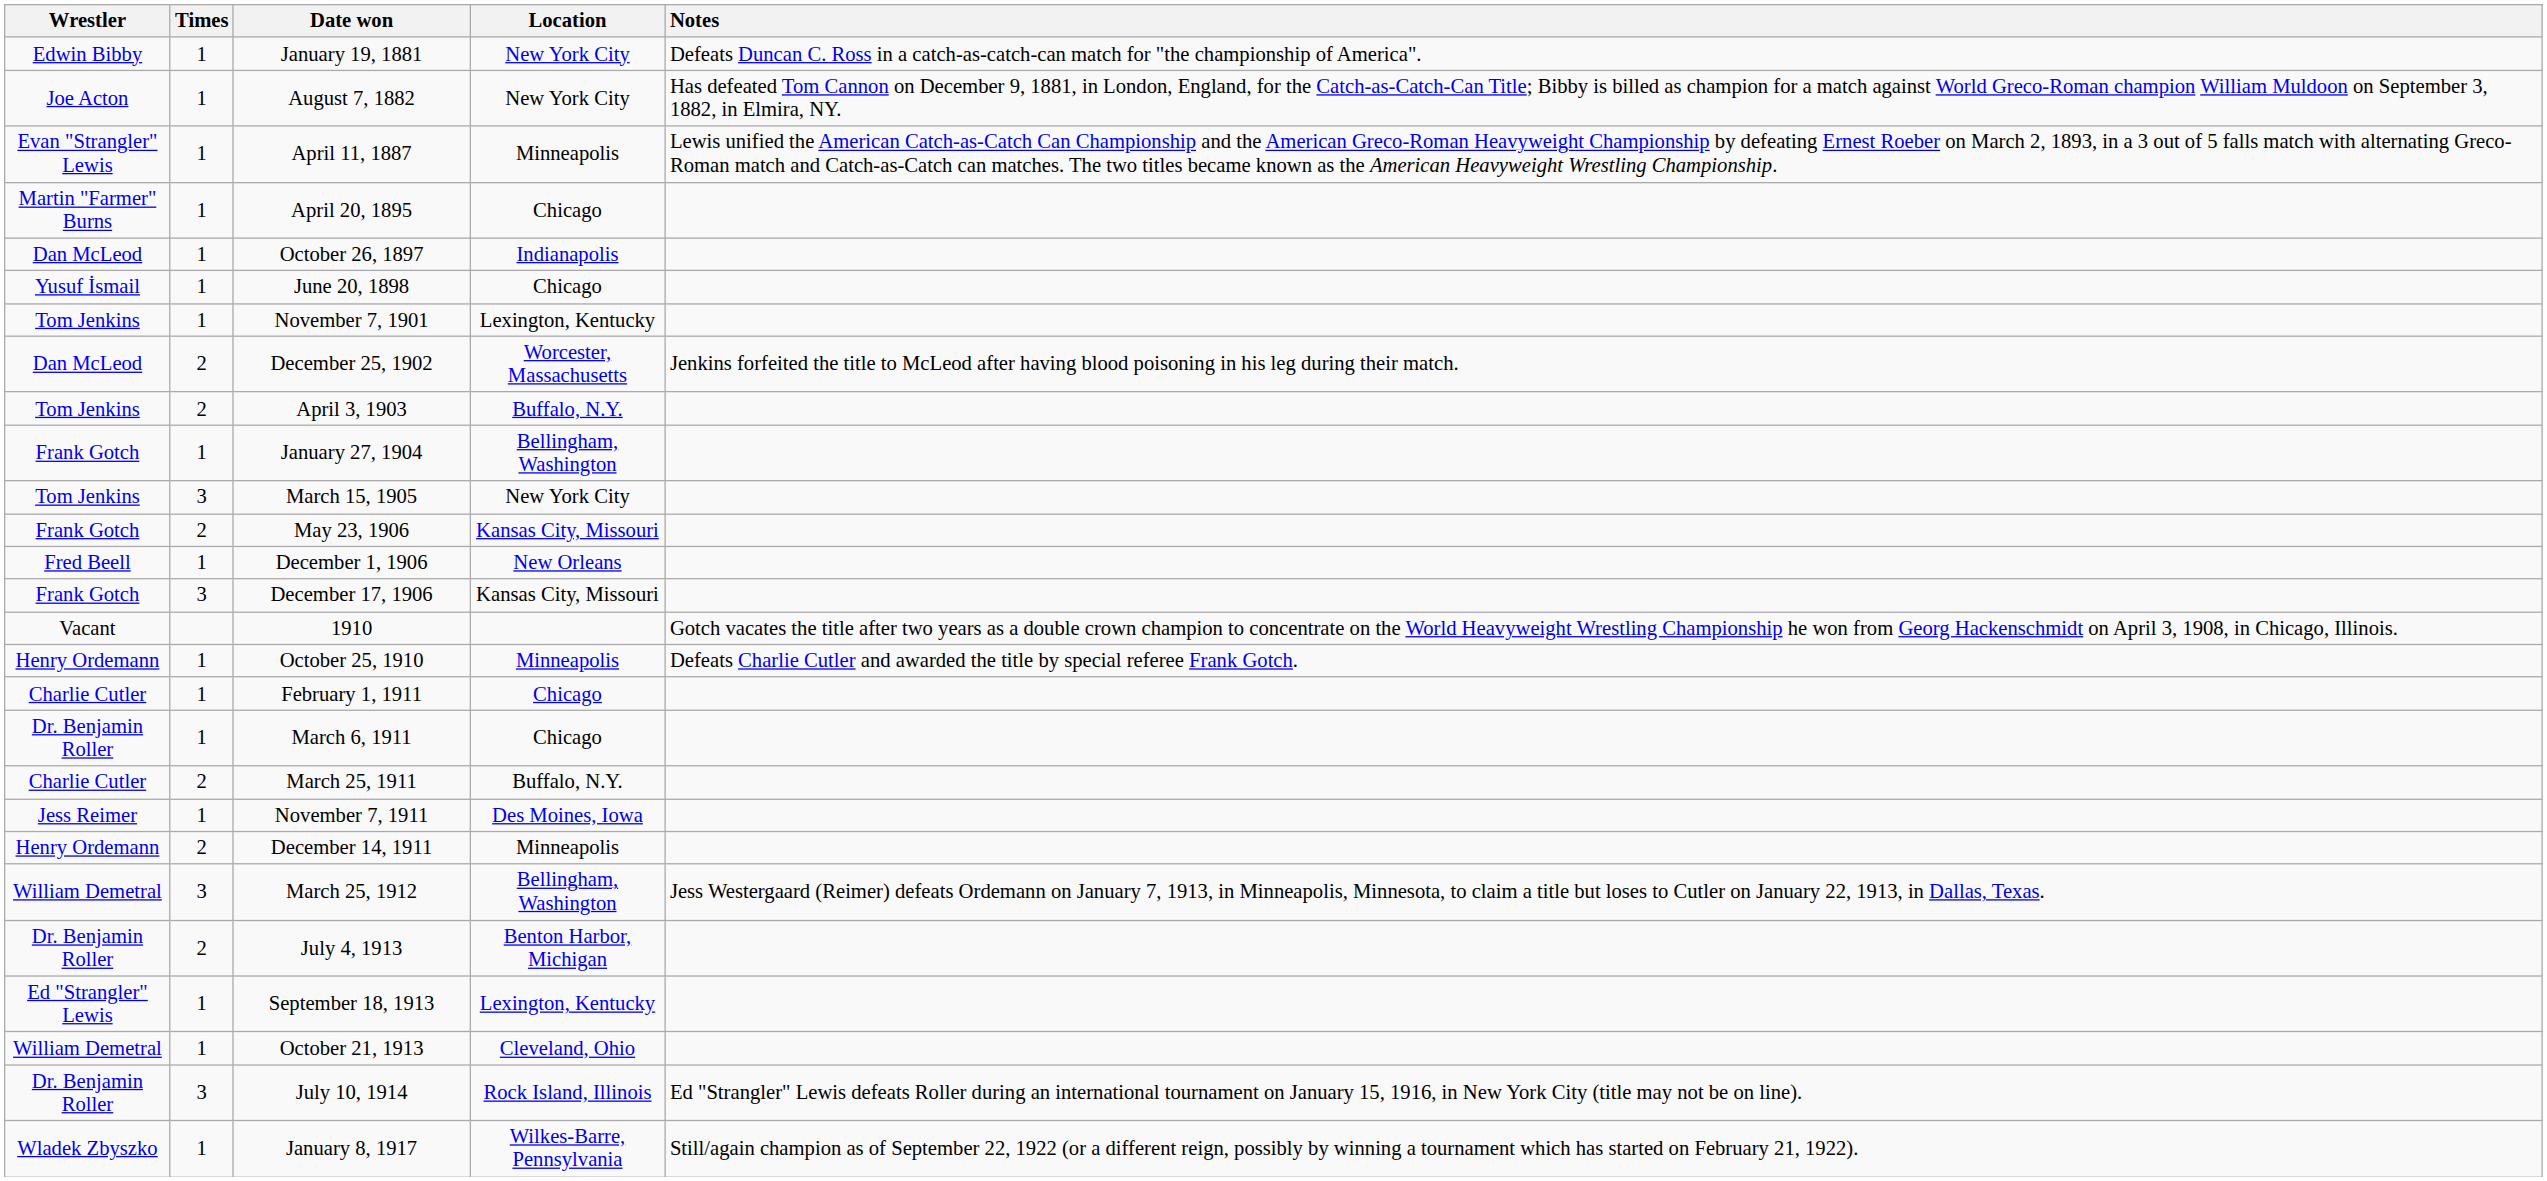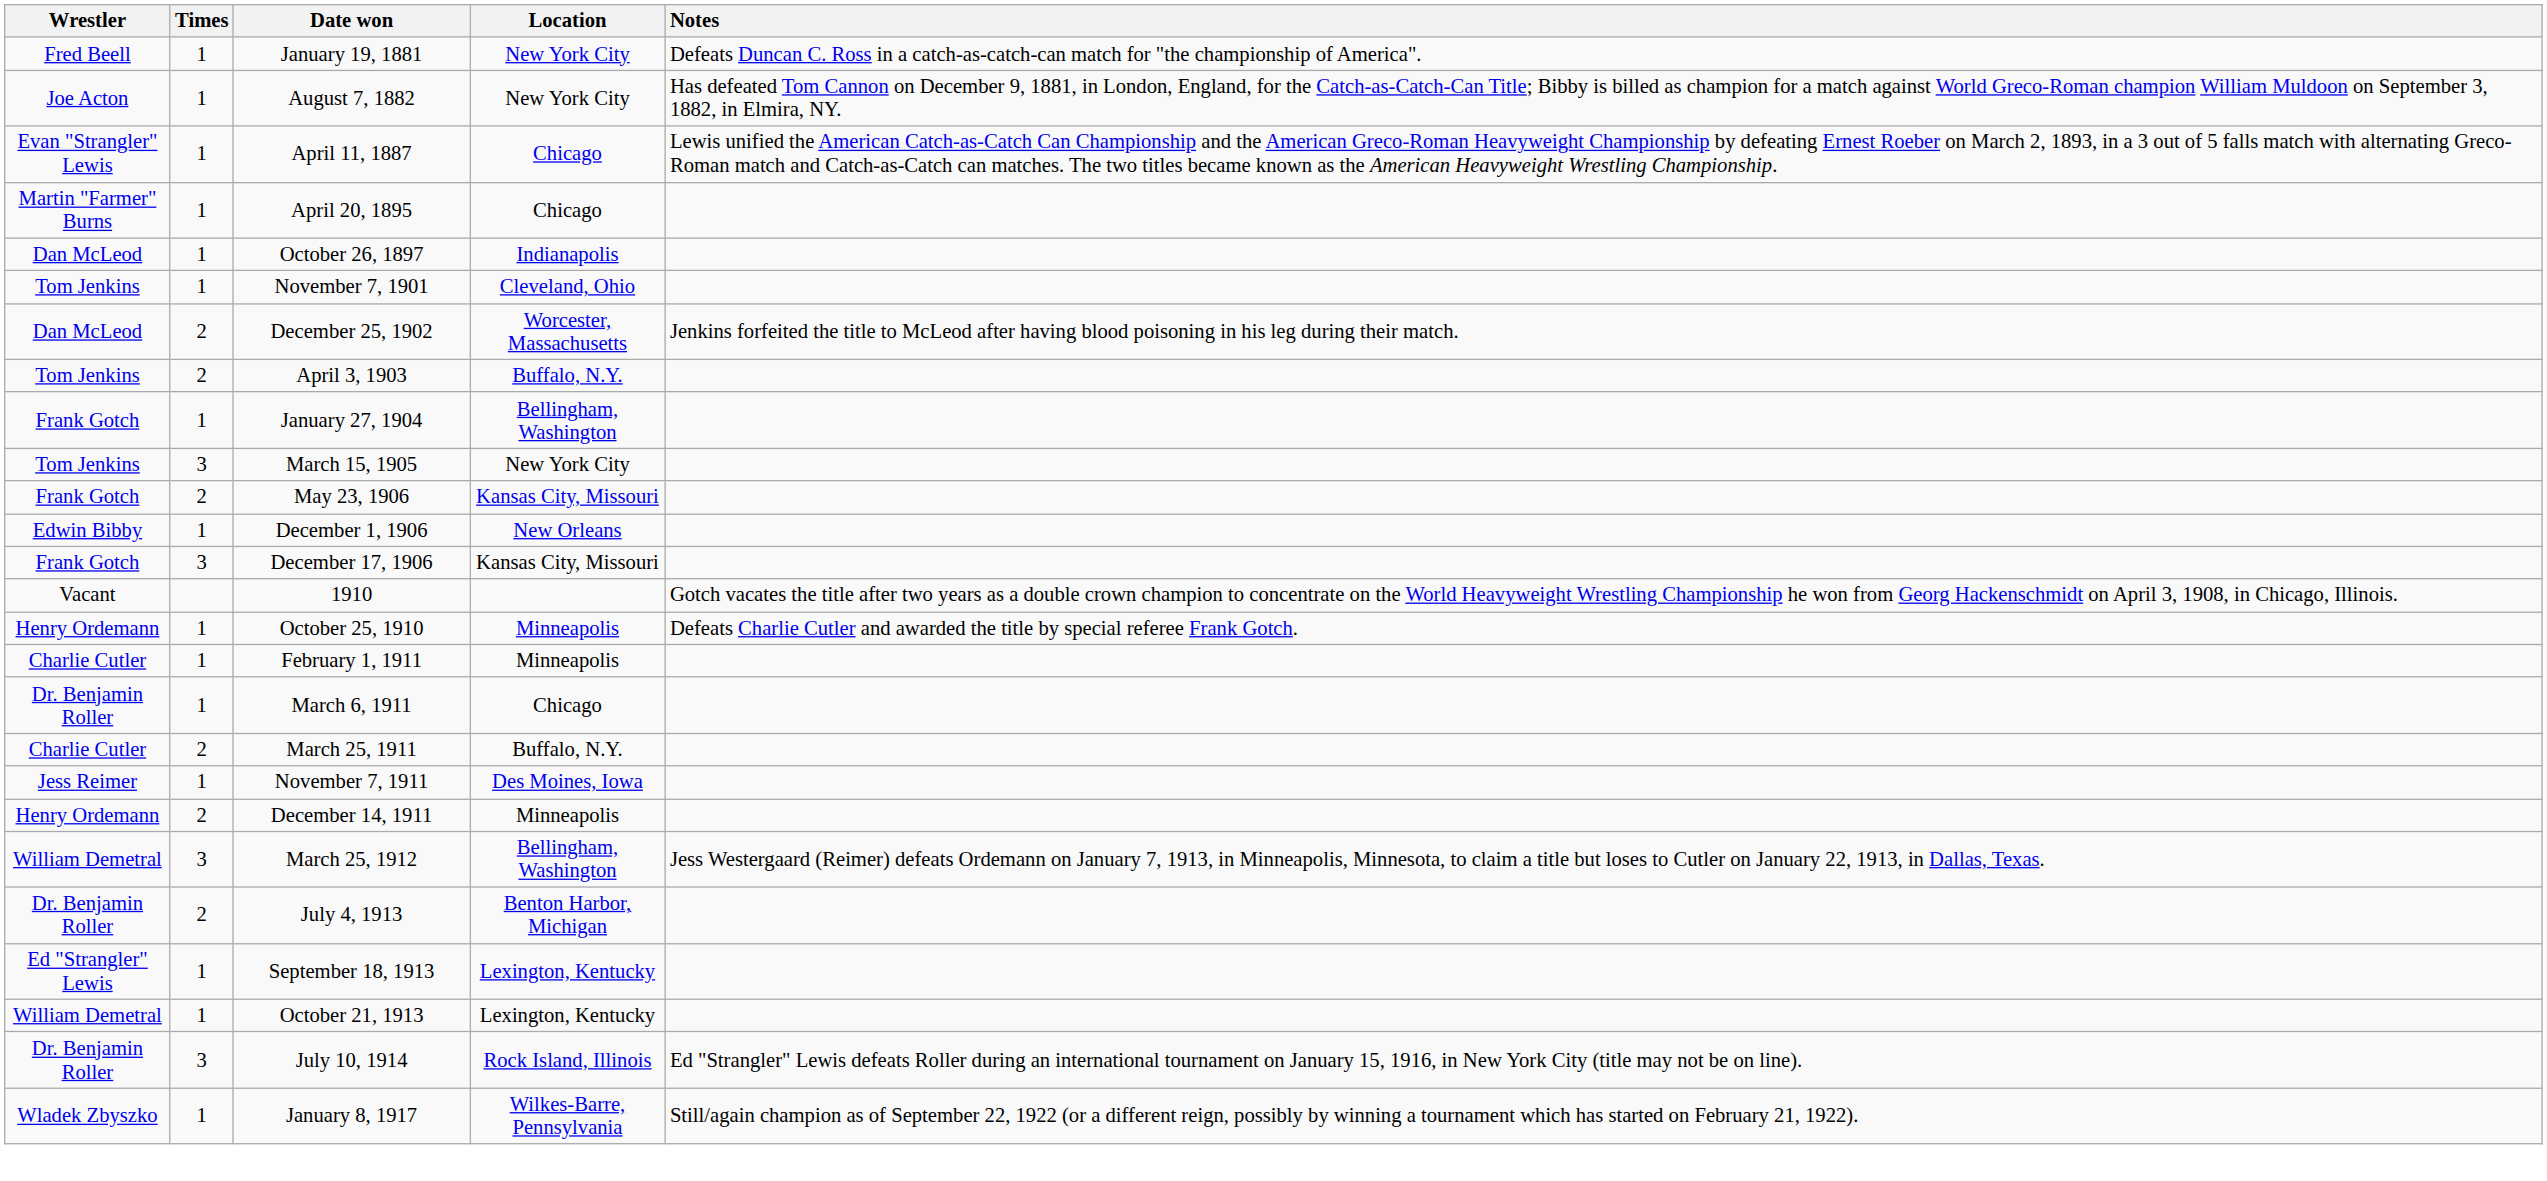(87, 53) Edwin Bibby -> (87, 53) Fred Beell
(567, 153) Minneapolis -> (567, 153) Chicago
- row: (352, 286)
(567, 319) Lexington, Kentucky -> (567, 286) Cleveland, Ohio
(87, 562) Fred Beell -> (87, 529) Edwin Bibby
(567, 693) Chicago -> (567, 660) Minneapolis
(567, 1048) Cleveland, Ohio -> (567, 1015) Lexington, Kentucky
